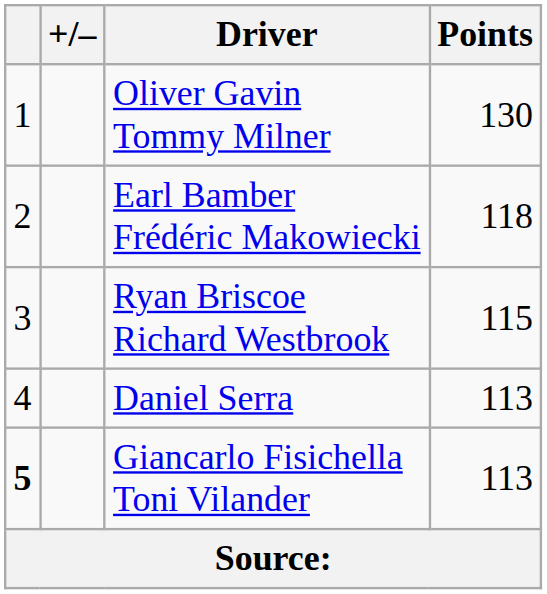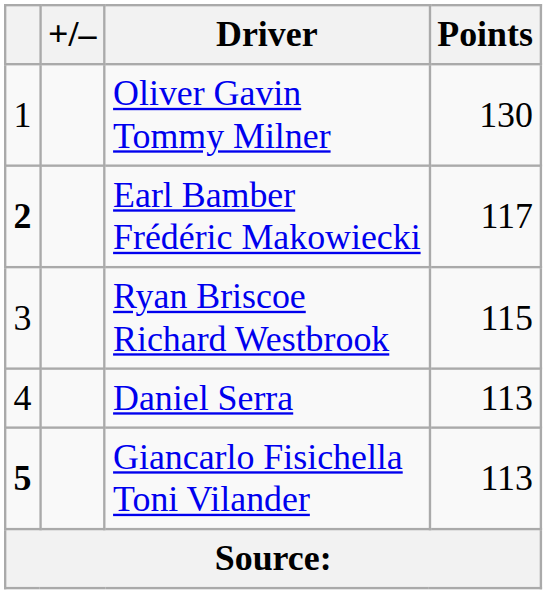(22, 216) normal -> (22, 216) bold
(507, 216) 118 -> (507, 216) 117
